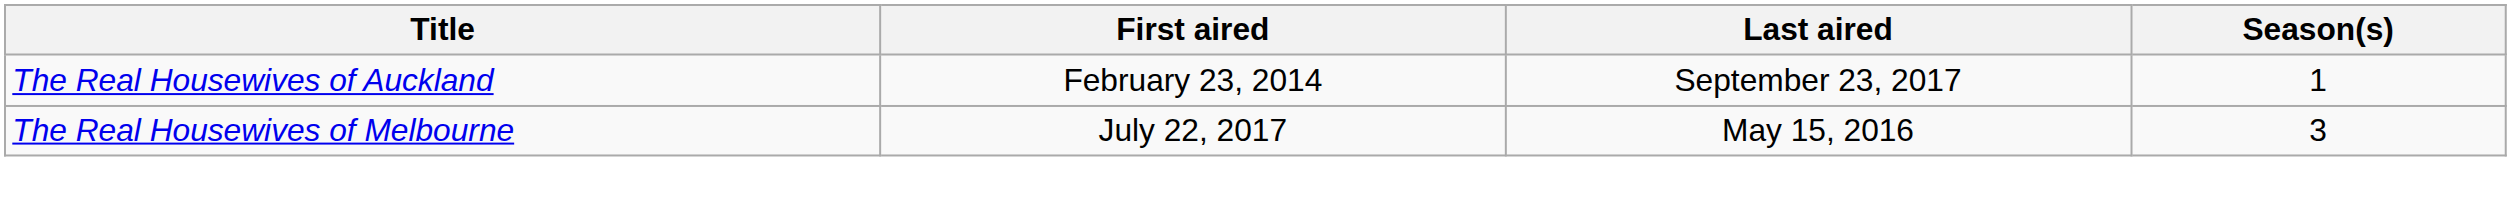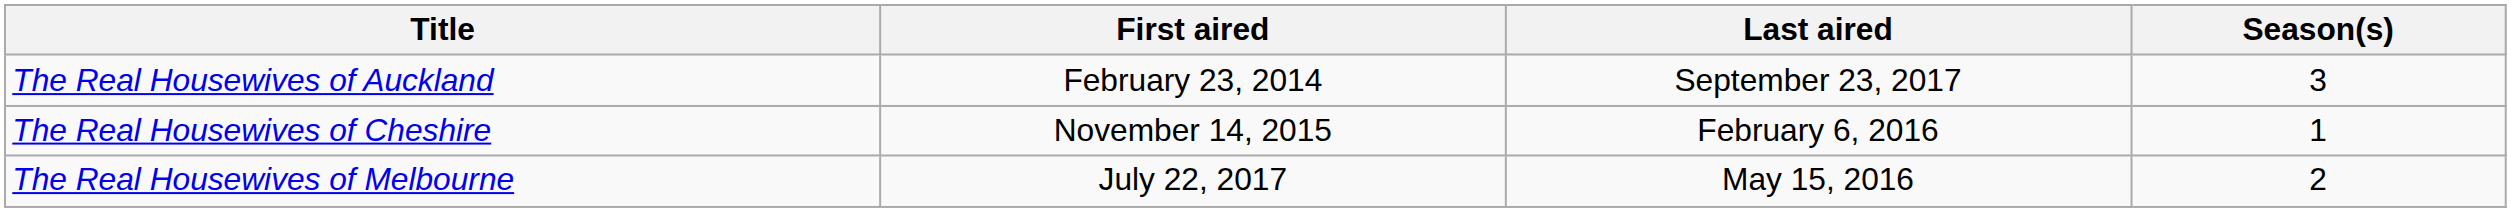(2318, 79) 1 -> (2318, 79) 3
+ row: (252, 130)
(2318, 130) 3 -> (2318, 180) 2
